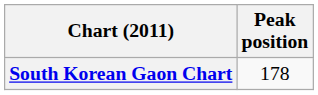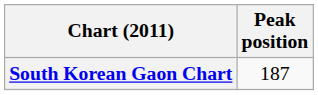(275, 73) 178 -> (275, 73) 187
